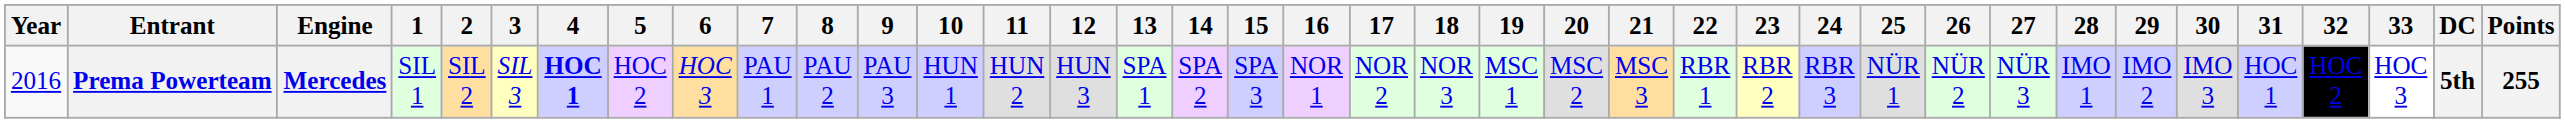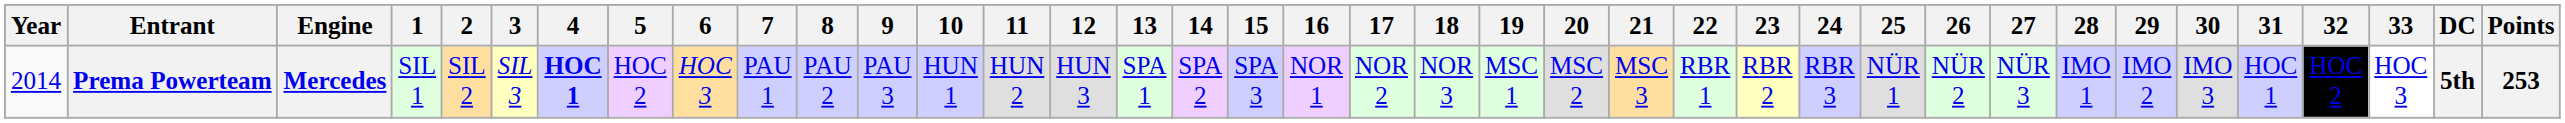(36, 81) 2016 -> (36, 81) 2014
(2521, 81) 255 -> (2521, 81) 253
